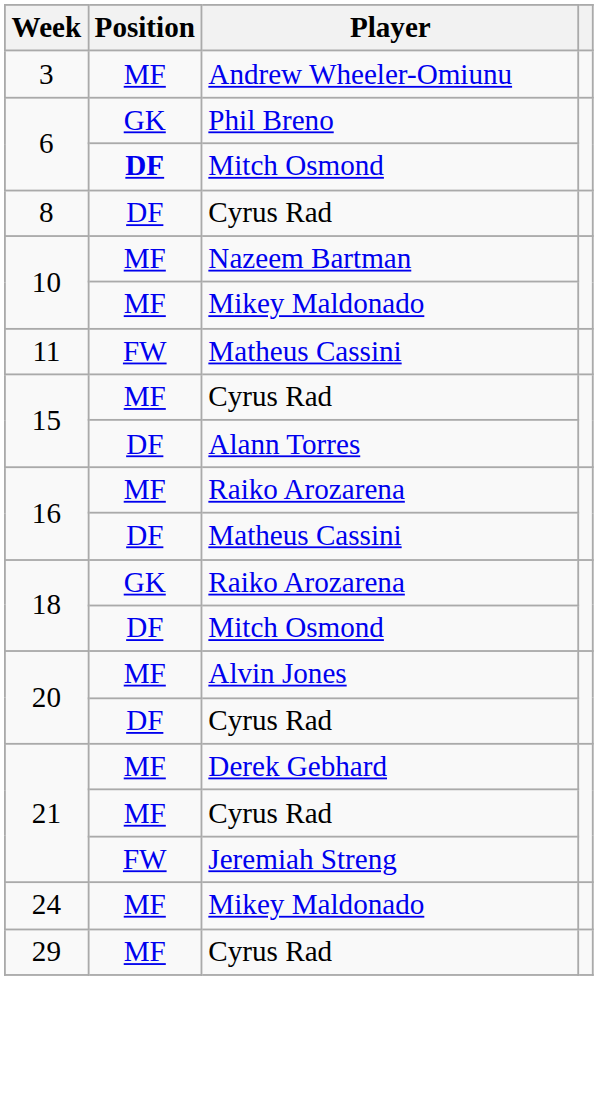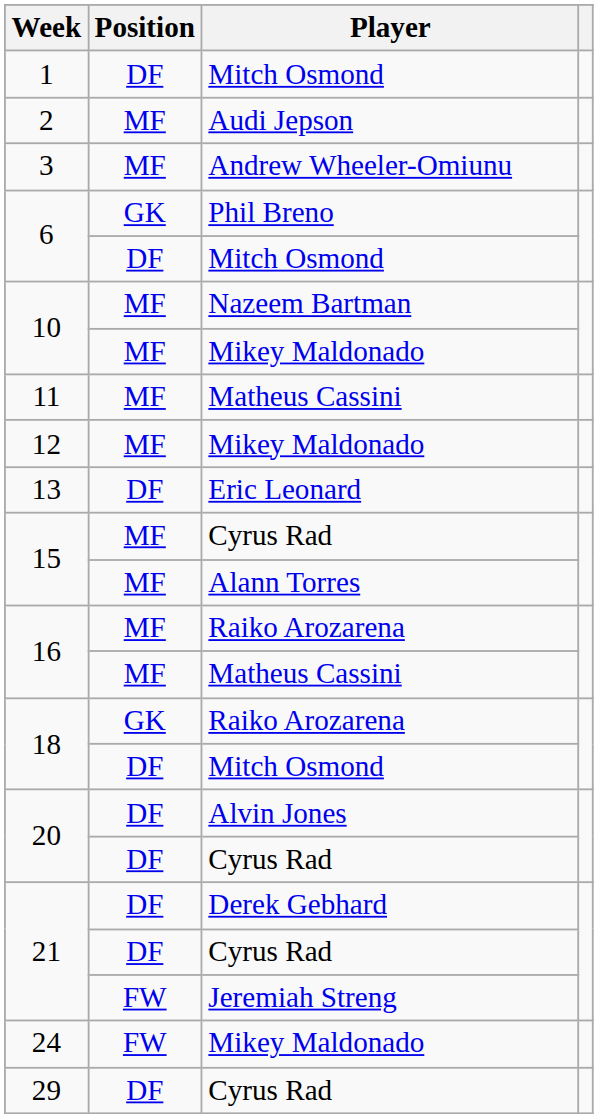+ row: (46, 73)
+ row: (46, 119)
(145, 166) bold -> (145, 258) normal
- row: (46, 212)
(145, 350) FW -> (145, 397) MF
+ row: (46, 443)
+ row: (46, 489)
(145, 443) DF -> (145, 581) MF
(145, 535) DF -> (145, 674) MF
(145, 674) MF -> (145, 812) DF
(145, 766) MF -> (145, 905) DF
(145, 812) MF -> (145, 951) DF
(145, 905) MF -> (145, 1043) FW
(145, 951) MF -> (145, 1089) DF
